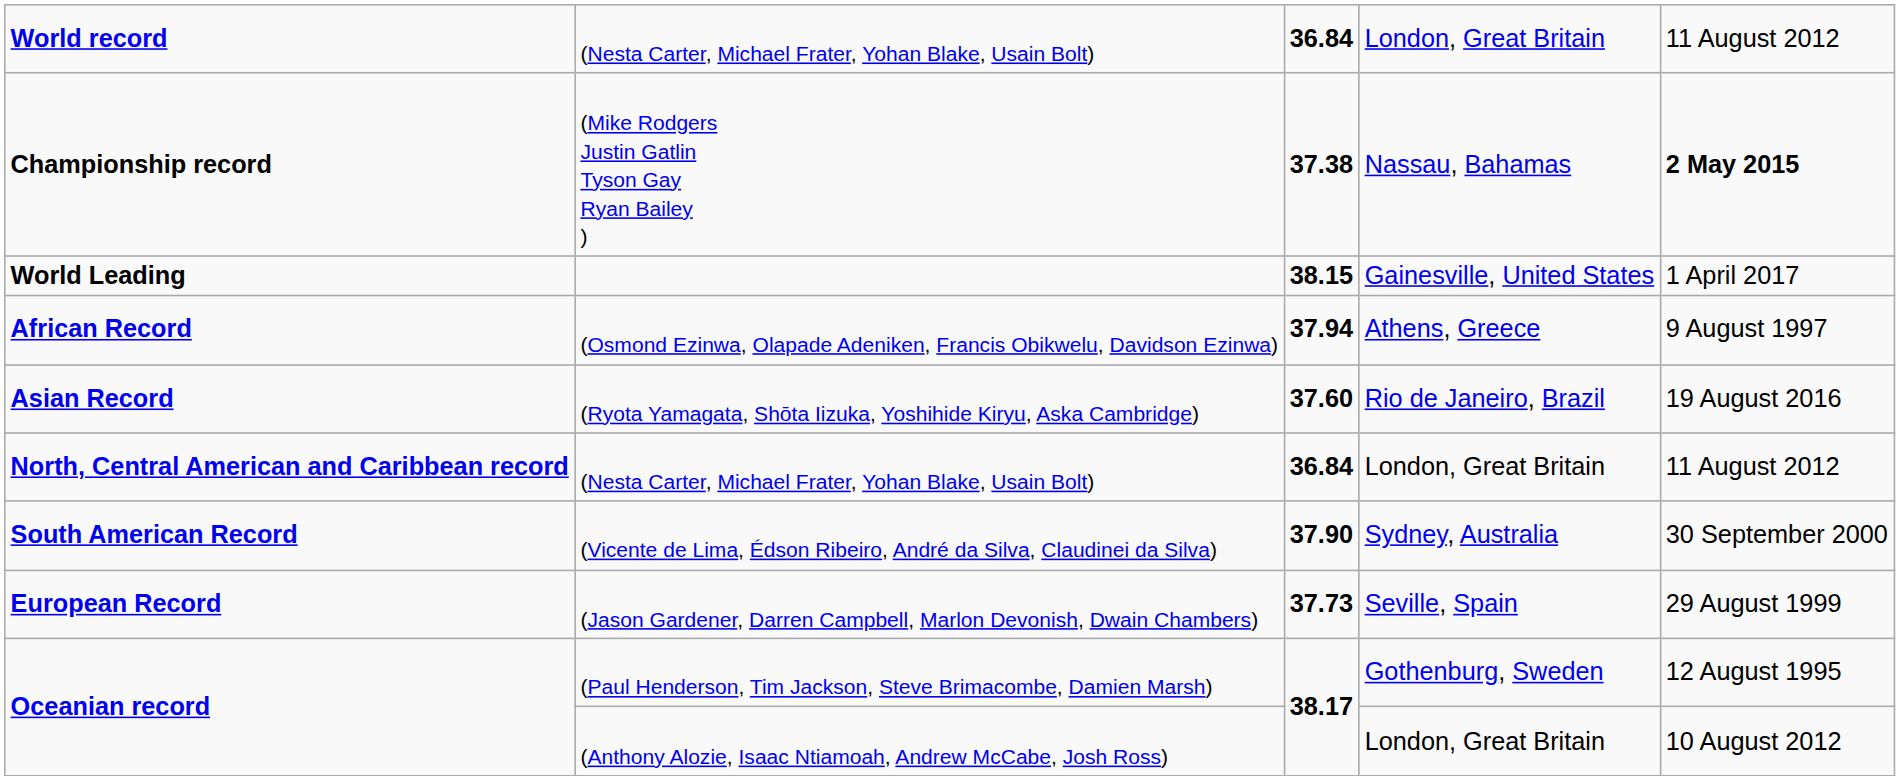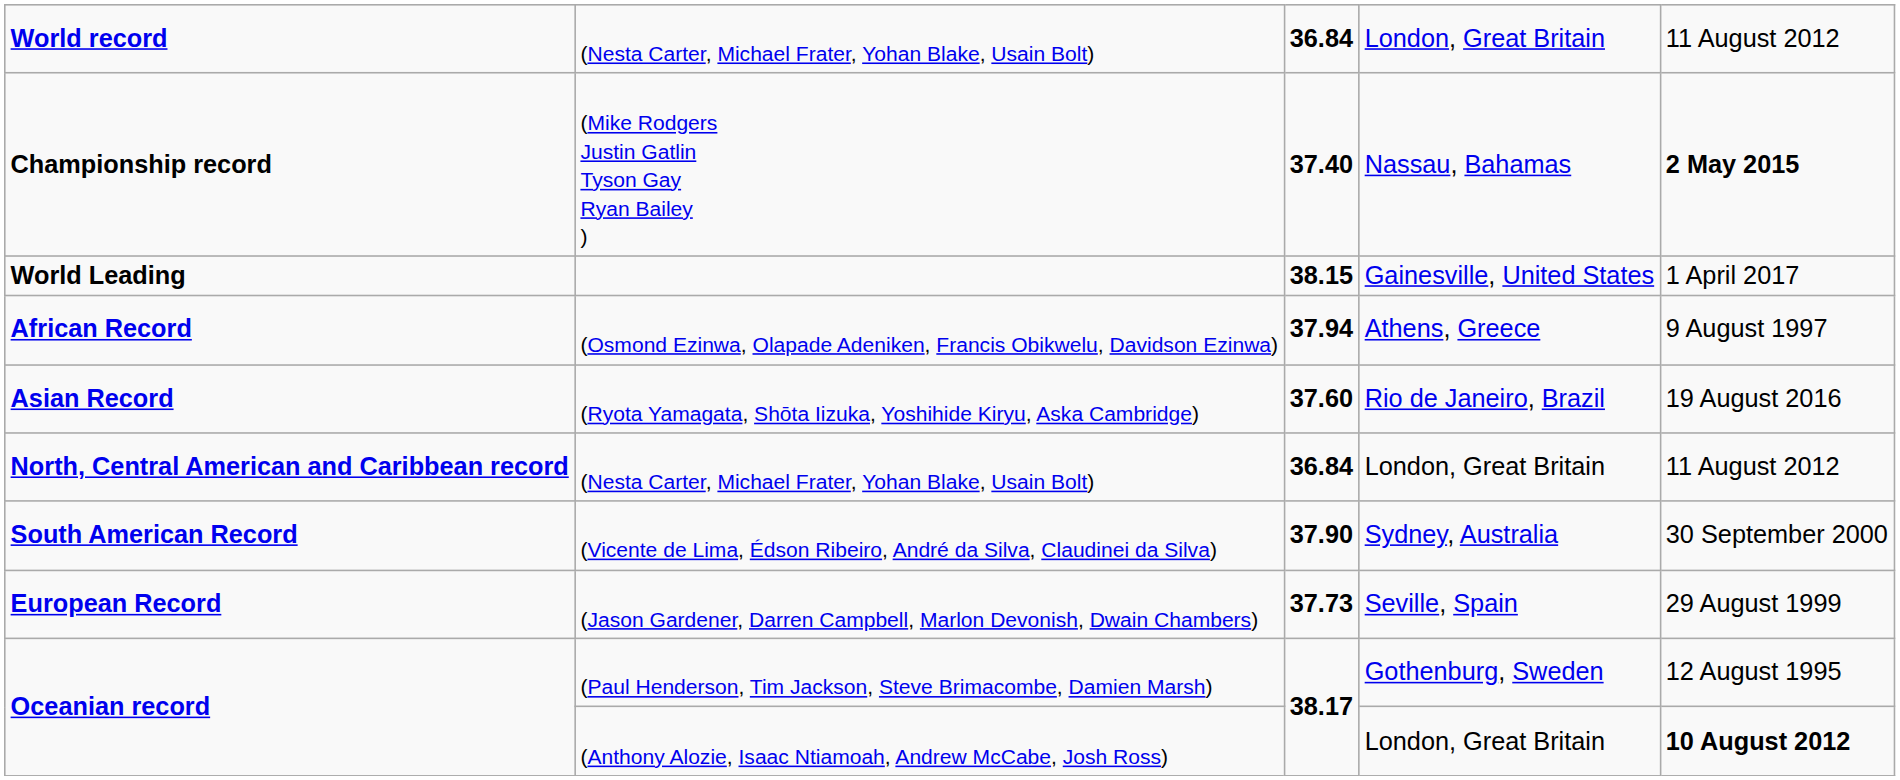(1321, 164) 37.38 -> (1321, 164) 37.40
(1754, 740) normal -> (1758, 740) bold
